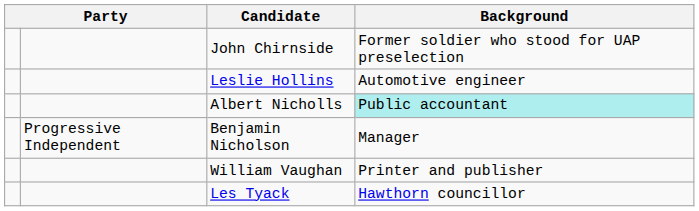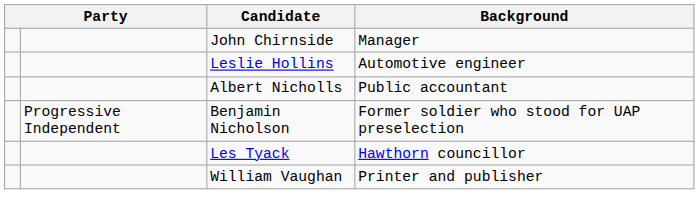(499, 49) Former soldier who stood for UAP preselection -> (389, 40) Manager
(433, 105) paleturquoise background -> (433, 88) no background
(389, 138) Manager -> (499, 121) Former soldier who stood for UAP preselection
rows swapped: (250, 194) <-> (276, 170)
